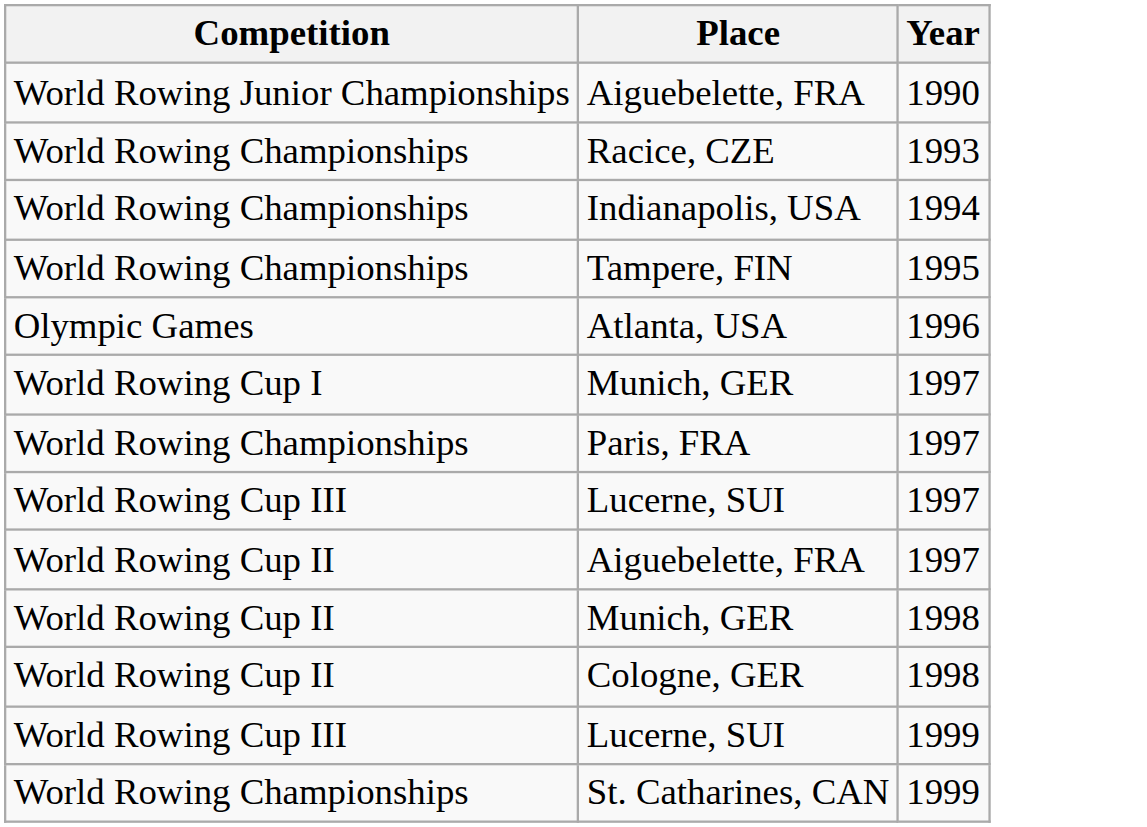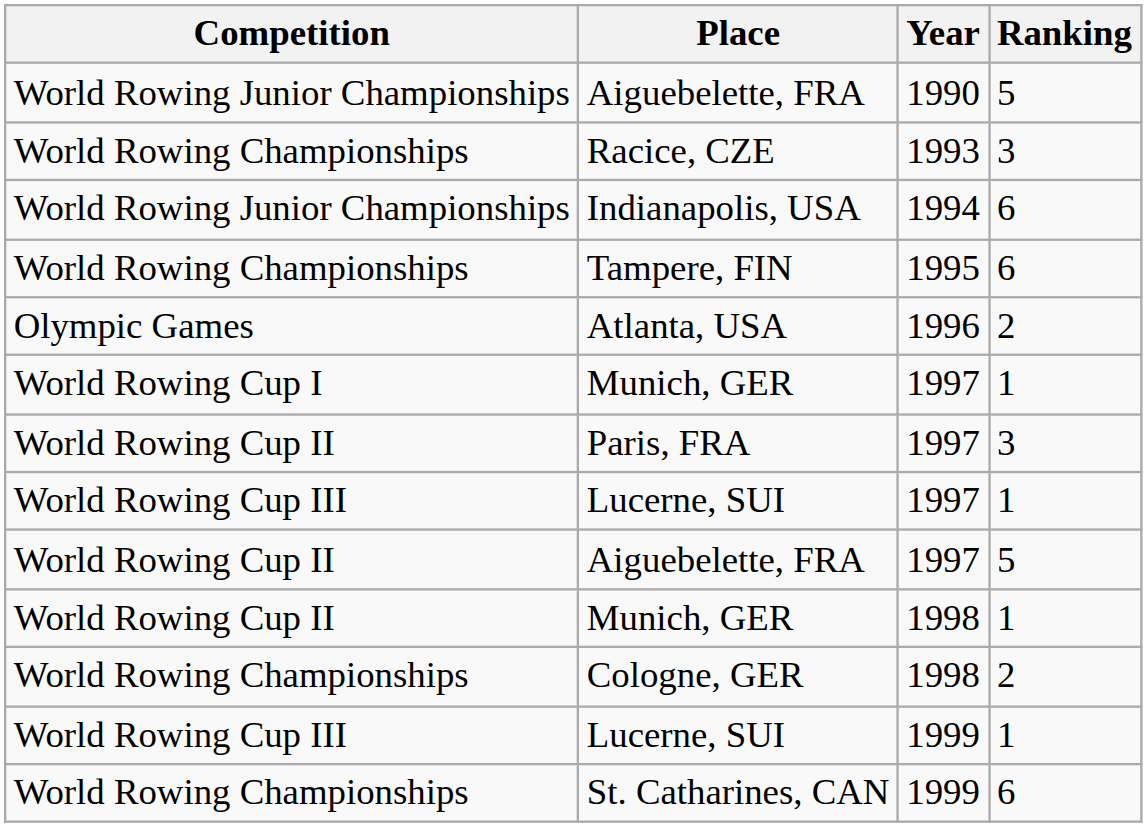+ column: (1064, 33)
(241, 208) World Rowing Championships -> (292, 208) World Rowing Junior Championships
(241, 442) World Rowing Championships -> (174, 442) World Rowing Cup II
(174, 675) World Rowing Cup II -> (241, 675) World Rowing Championships
